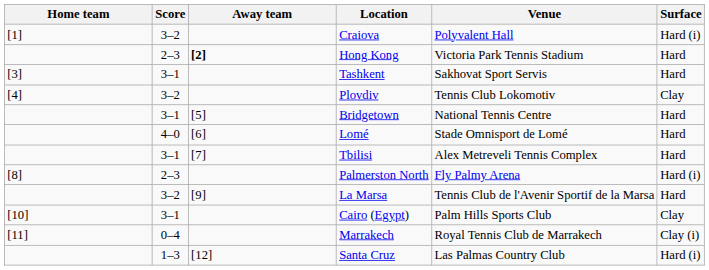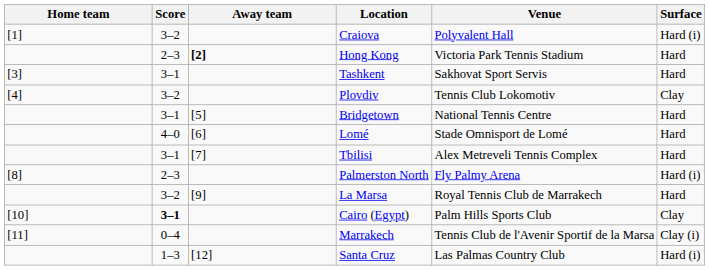(544, 194) Tennis Club de l'Avenir Sportif de la Marsa -> (518, 194) Royal Tennis Club de Marrakech
(170, 214) normal -> (170, 214) bold
(518, 235) Royal Tennis Club de Marrakech -> (544, 235) Tennis Club de l'Avenir Sportif de la Marsa
